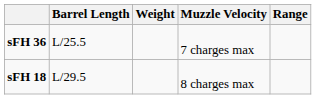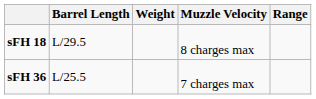rows swapped: (27, 76) <-> (27, 42)
